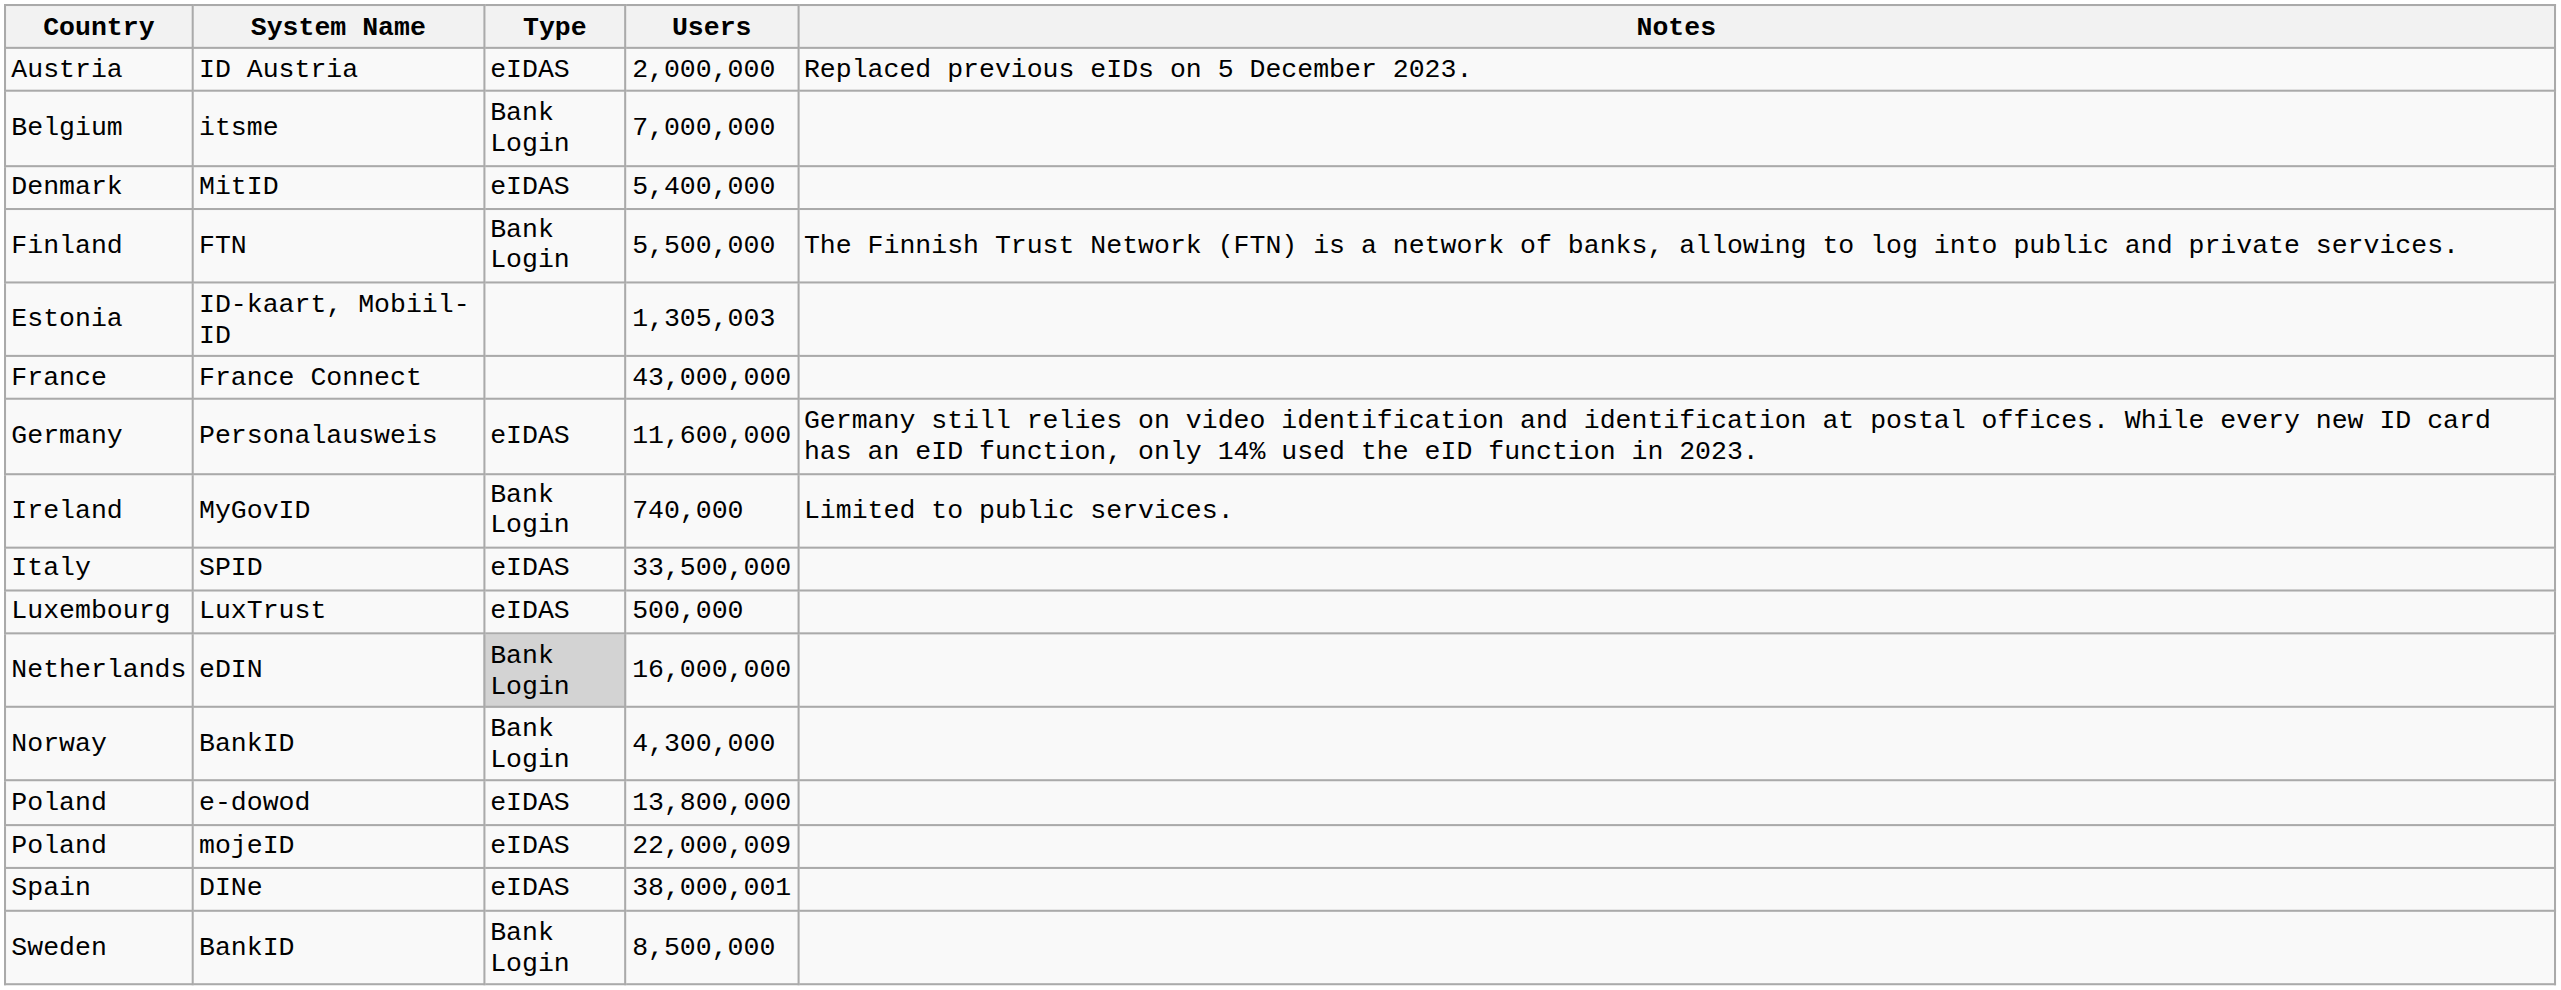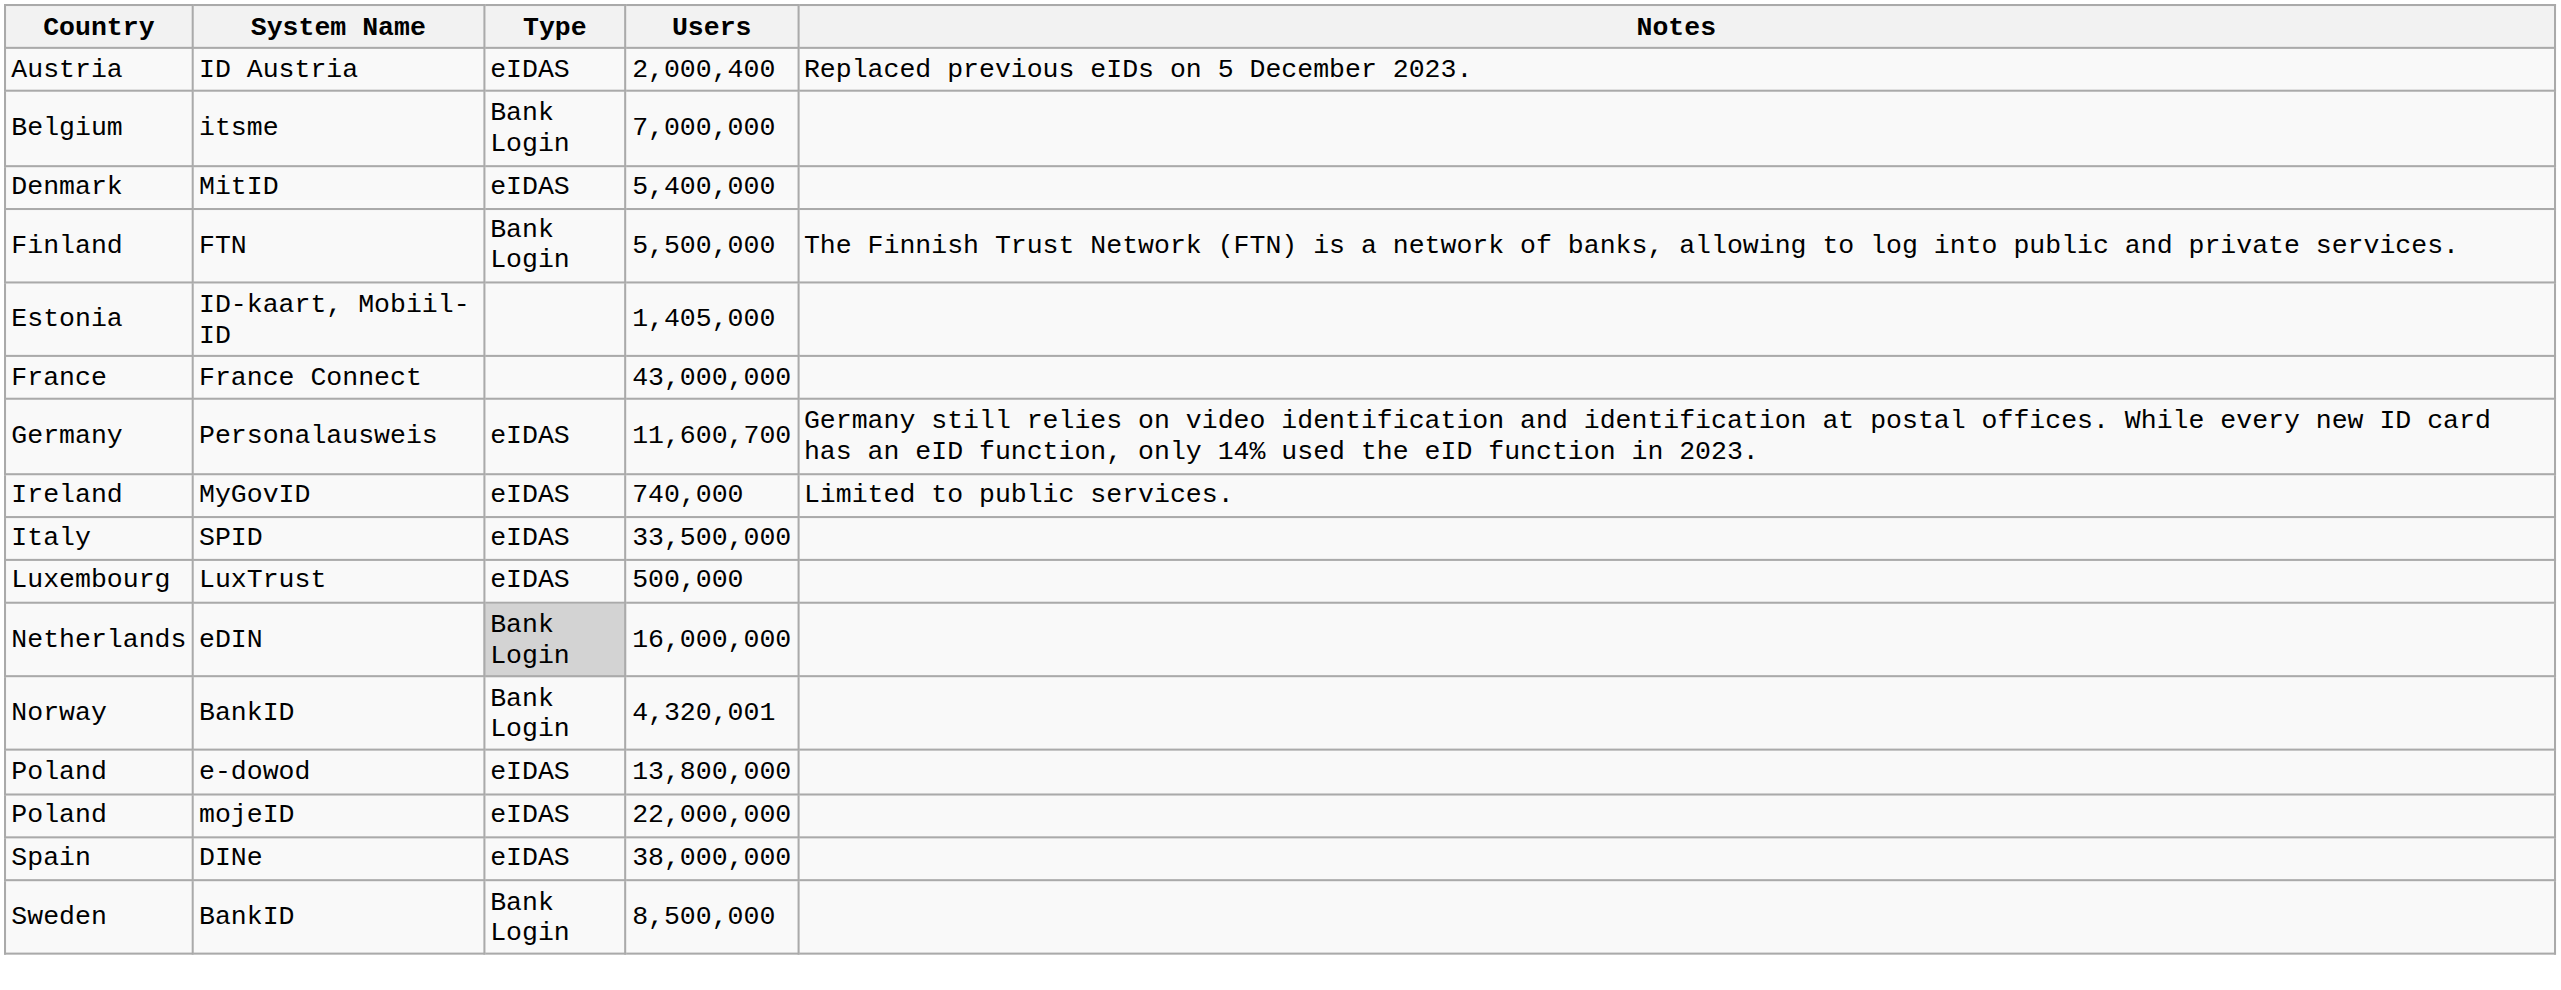(704, 70) 2,000,000 -> (704, 70) 2,000,400
(704, 319) 1,305,003 -> (704, 319) 1,405,000
(712, 436) 11,600,000 -> (712, 436) 11,600,700
(530, 510) Bank Login -> (530, 495) eIDAS
(704, 744) 4,300,000 -> (704, 714) 4,320,001
(712, 846) 22,000,009 -> (712, 815) 22,000,000
(712, 889) 38,000,001 -> (712, 859) 38,000,000
